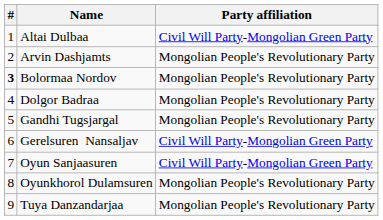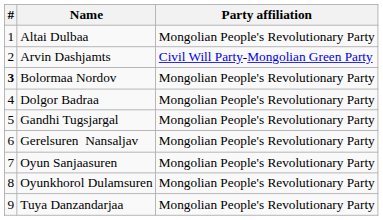(266, 36) Civil Will Party-Mongolian Green Party -> (267, 36) Mongolian People's Revolutionary Party
(267, 57) Mongolian People's Revolutionary Party -> (266, 57) Civil Will Party-Mongolian Green Party
(266, 141) Civil Will Party-Mongolian Green Party -> (267, 141) Mongolian People's Revolutionary Party
(266, 162) Civil Will Party-Mongolian Green Party -> (267, 162) Mongolian People's Revolutionary Party
